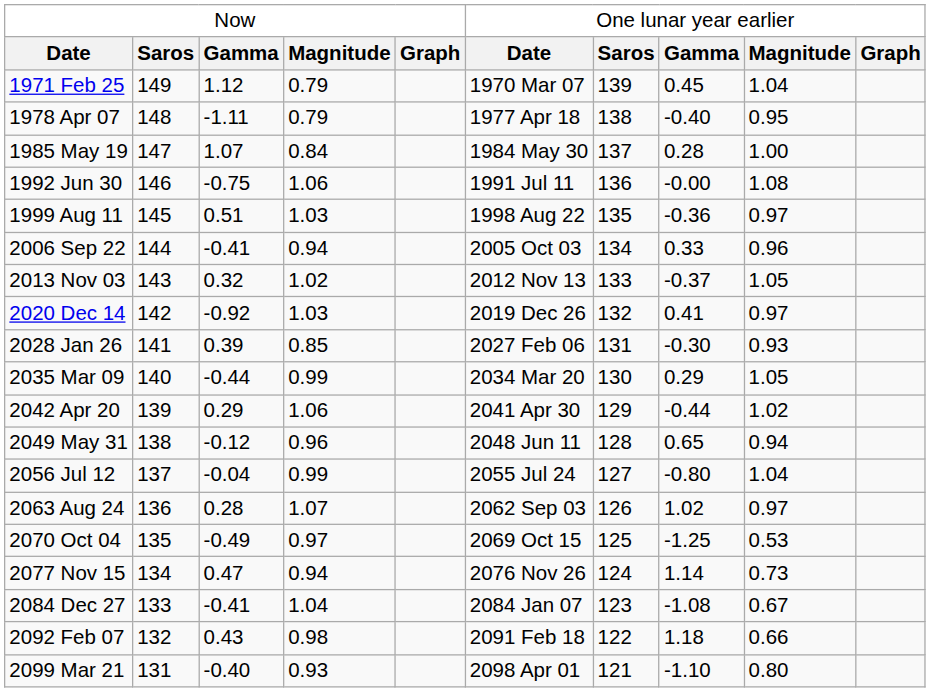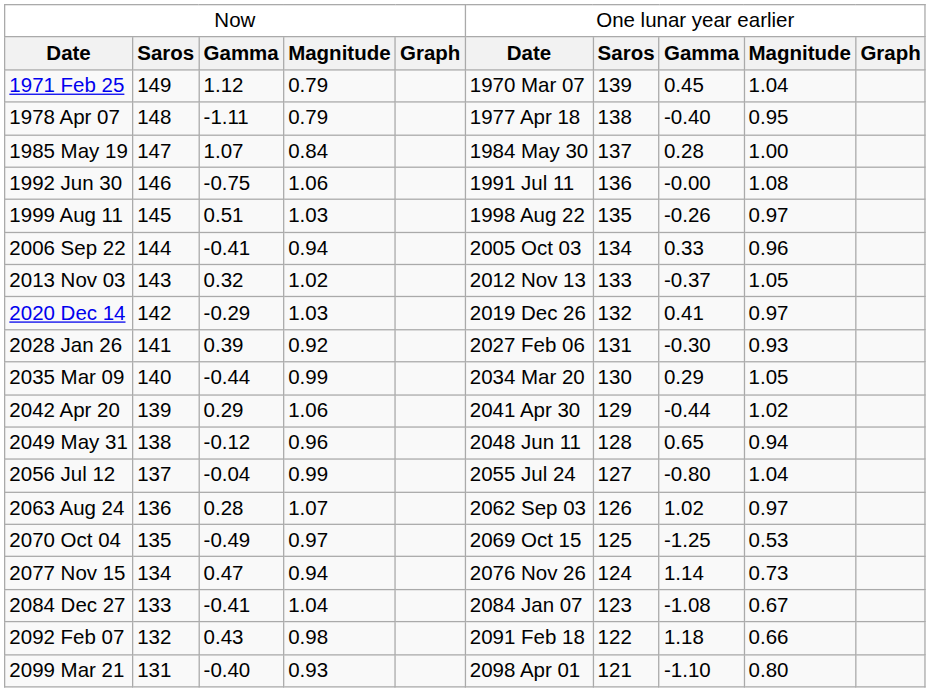(687, 215) -0.36 -> (687, 215) -0.26
(227, 313) -0.92 -> (227, 313) -0.29
(308, 345) 0.85 -> (308, 345) 0.92
